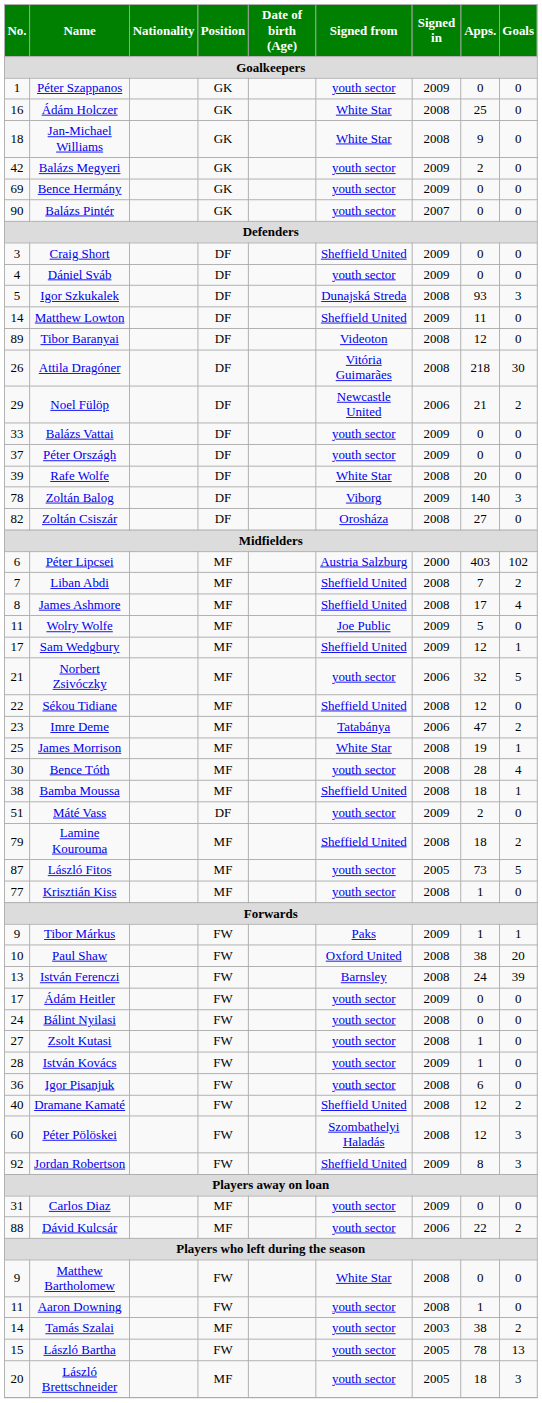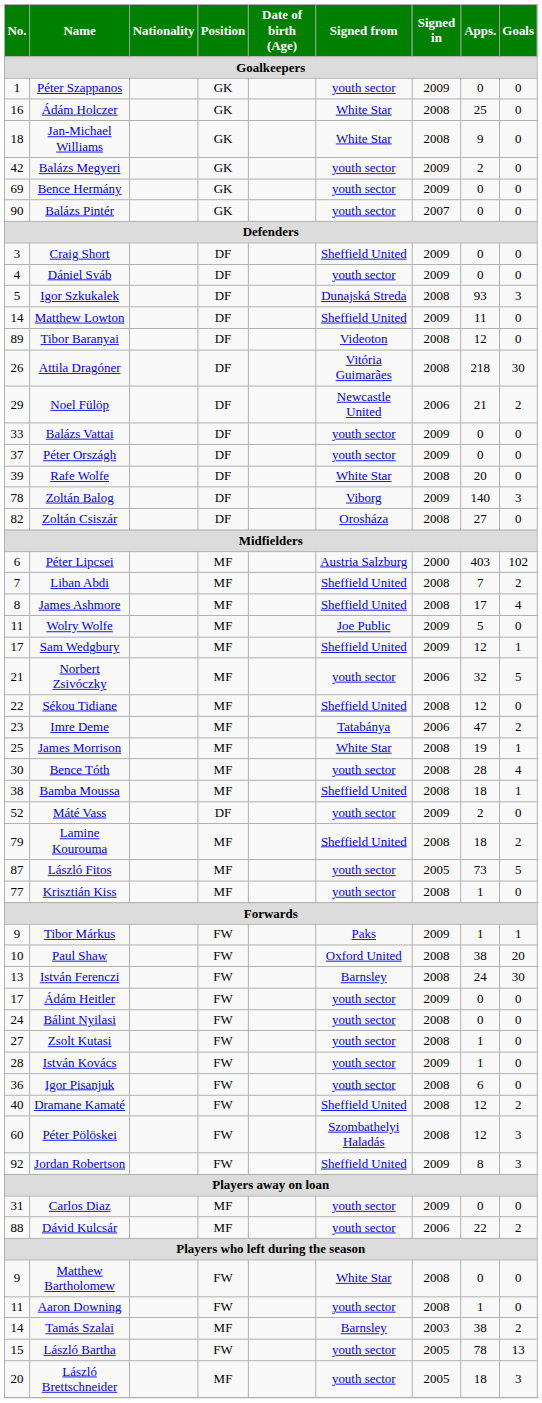(17, 812) 51 -> (17, 812) 52
(518, 977) 39 -> (518, 977) 30
(364, 1328) youth sector -> (364, 1328) Barnsley
